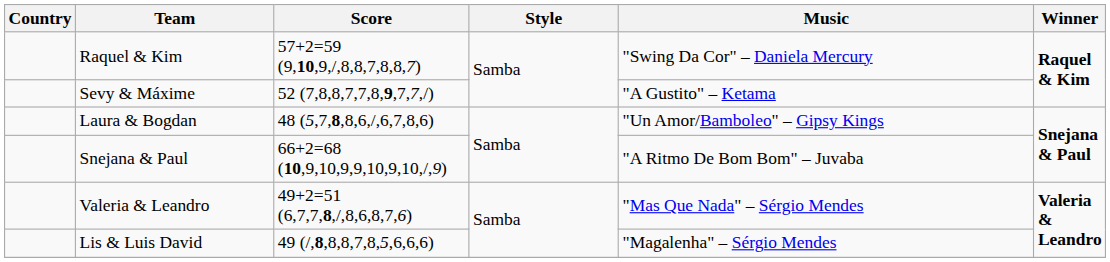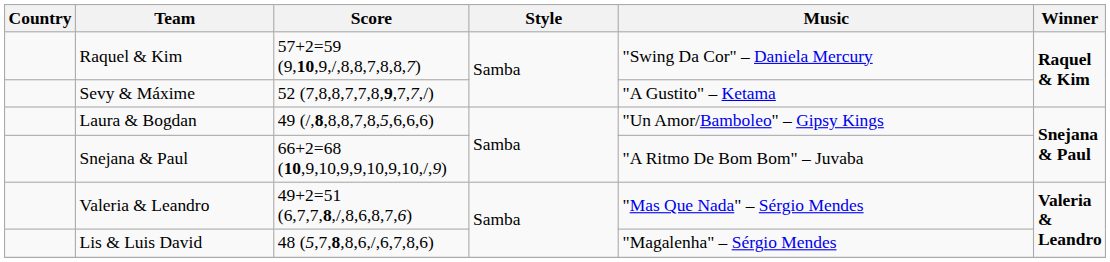(356, 120) 48 (5,7,8,8,6,/,6,7,8,6) -> (356, 120) 49 (/,8,8,8,7,8,5,6,6,6)
(356, 243) 49 (/,8,8,8,7,8,5,6,6,6) -> (356, 243) 48 (5,7,8,8,6,/,6,7,8,6)
